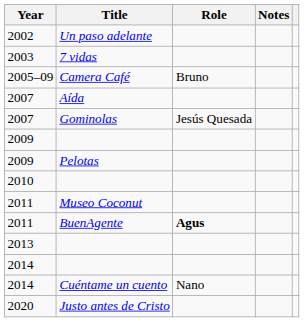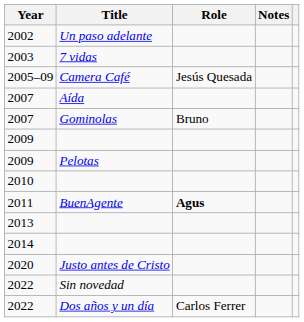(192, 77) Bruno -> (214, 77) Jesús Quesada
(214, 118) Jesús Quesada -> (192, 118) Bruno
- row: (20, 202)
- row: (21, 285)
+ row: (21, 285)
+ row: (21, 306)
